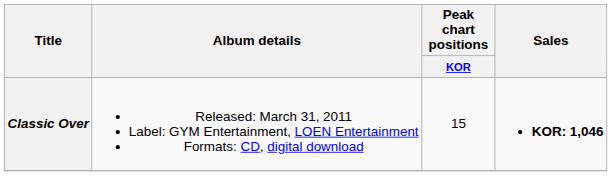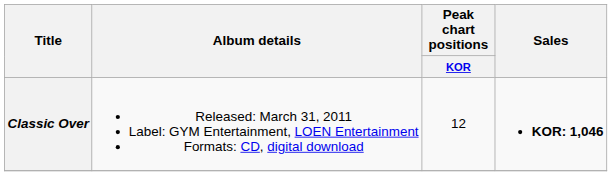(458, 124) 15 -> (458, 124) 12
